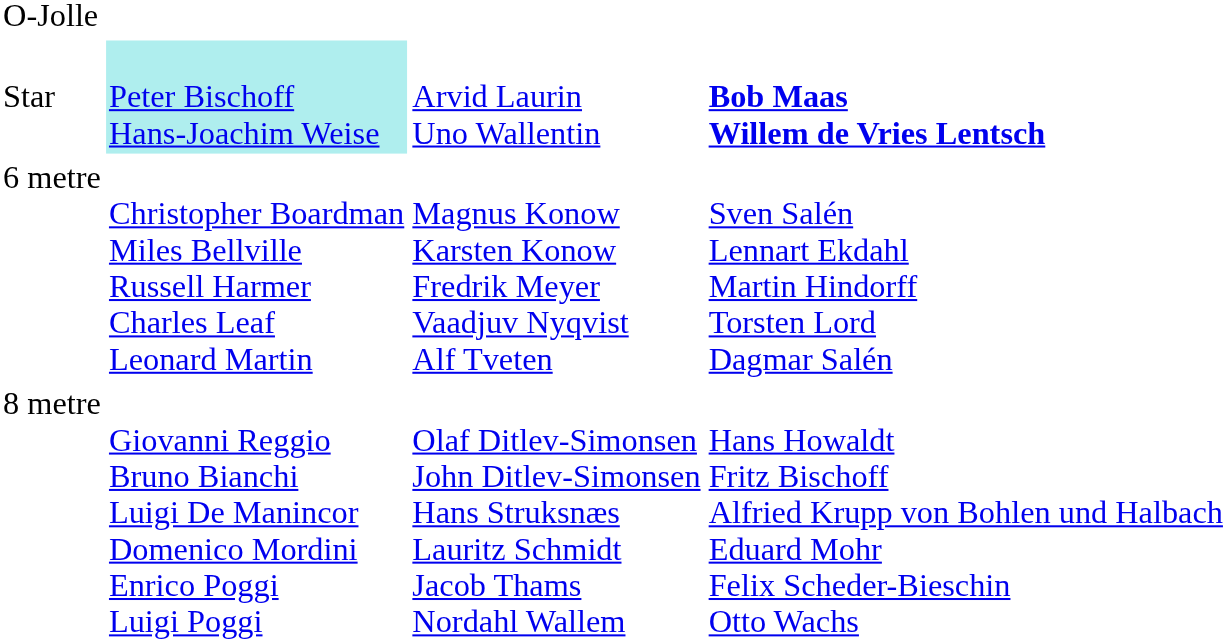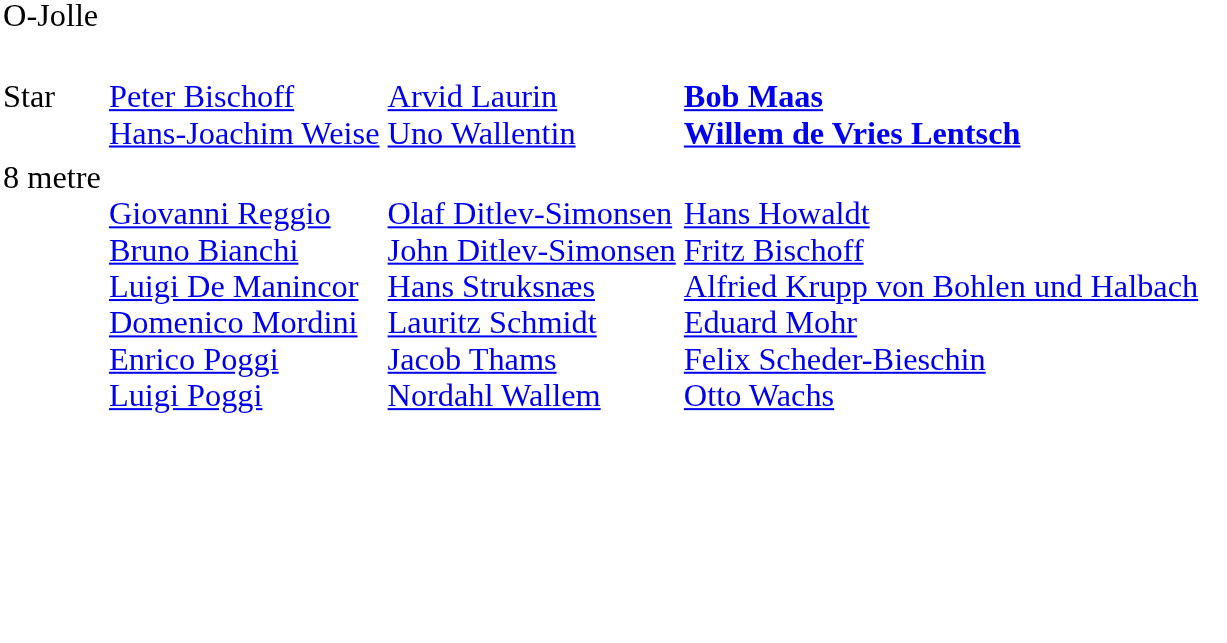(244, 114) paleturquoise background -> (244, 114) no background
- row: (52, 177)
